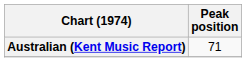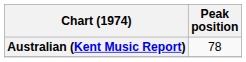(215, 47) 71 -> (215, 47) 78
